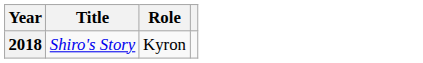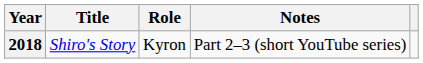+ column: (300, 17)
